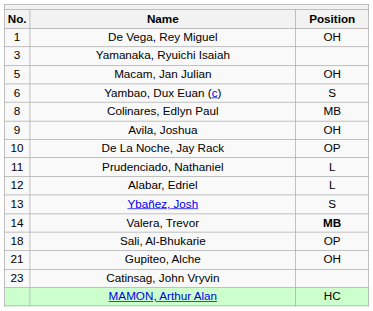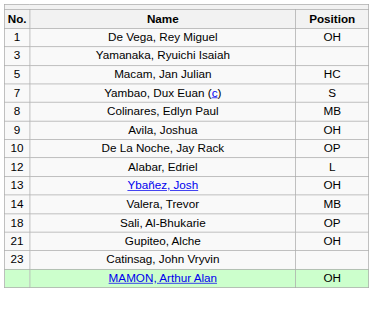(332, 74) OH -> (332, 74) HC
(17, 93) 6 -> (17, 93) 7
- row: (163, 167)
(332, 204) S -> (332, 185) OH
(332, 222) bold -> (332, 204) normal
(332, 297) HC -> (332, 278) OH
